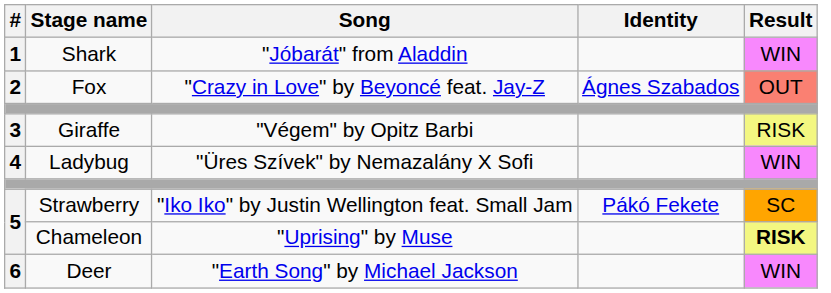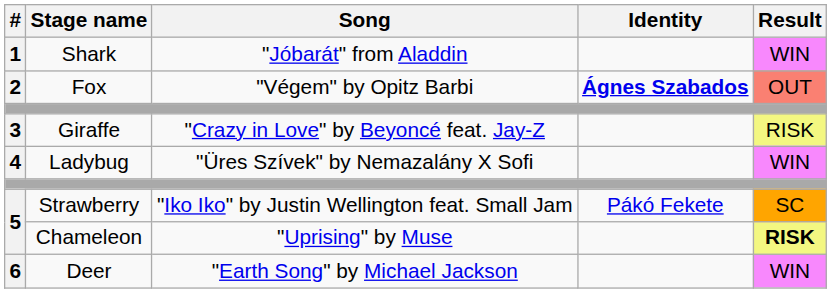(365, 86) "Crazy in Love" by Beyoncé feat. Jay-Z -> (365, 86) "Végem" by Opitz Barbi
(661, 86) normal -> (665, 86) bold
(365, 129) "Végem" by Opitz Barbi -> (365, 129) "Crazy in Love" by Beyoncé feat. Jay-Z
